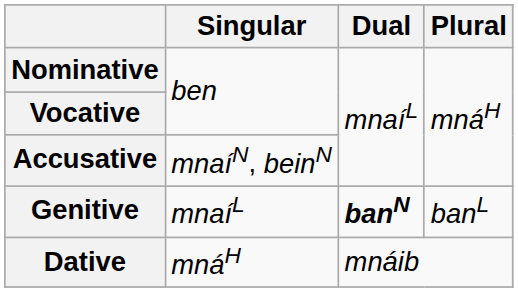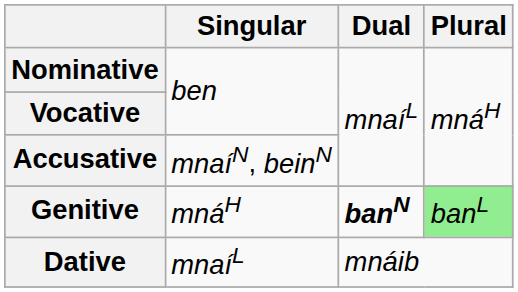(208, 210) mnaíL -> (206, 210) mnáH
(460, 210) no background -> (460, 210) lightgreen background
(206, 261) mnáH -> (208, 261) mnaíL
